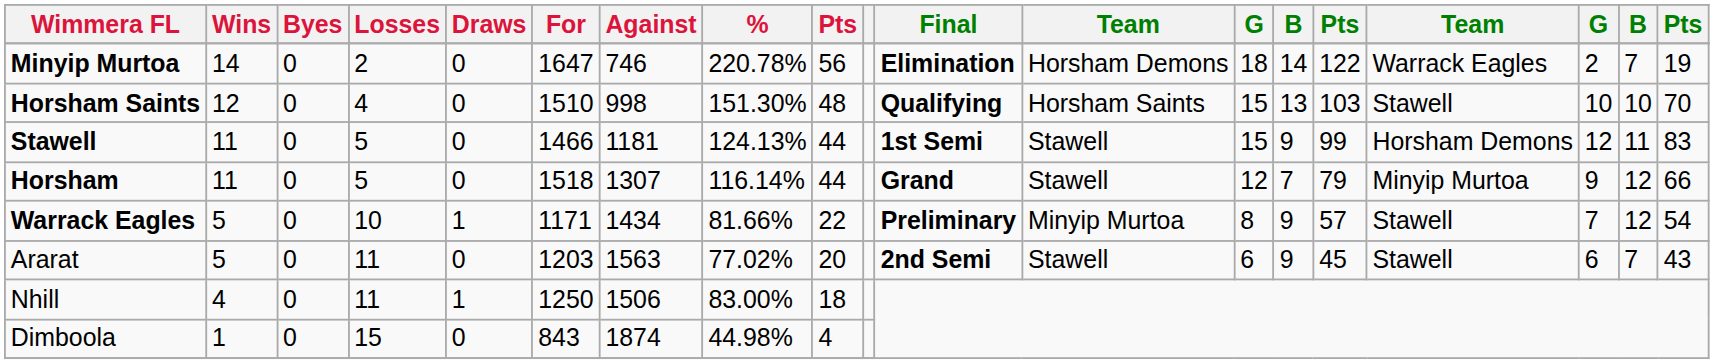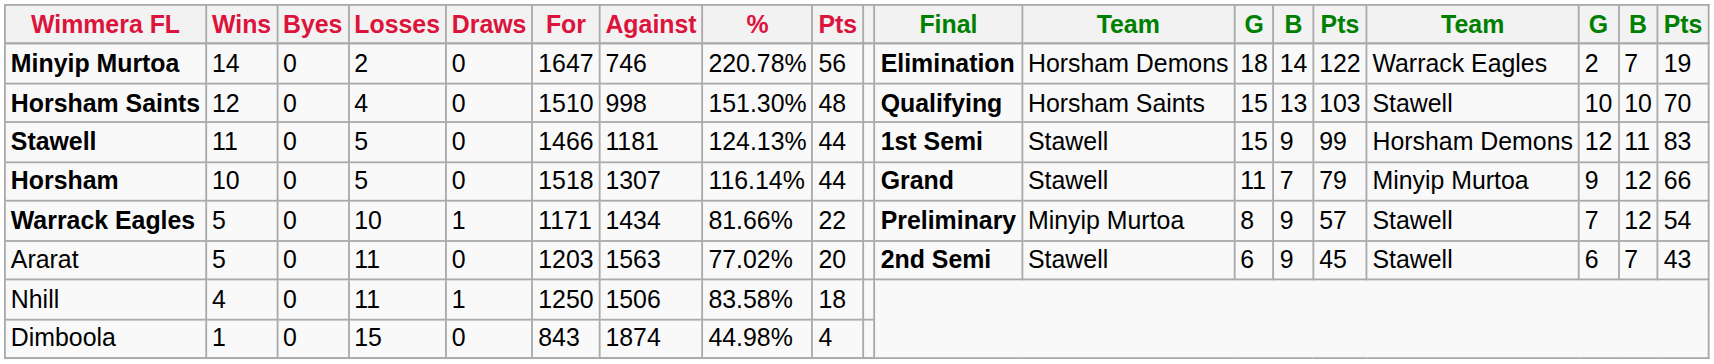(225, 181) 11 -> (226, 181) 10
(1254, 181) 12 -> (1253, 181) 11
(751, 299) 83.00% -> (751, 299) 83.58%
